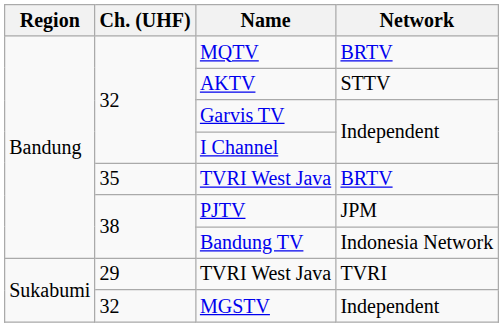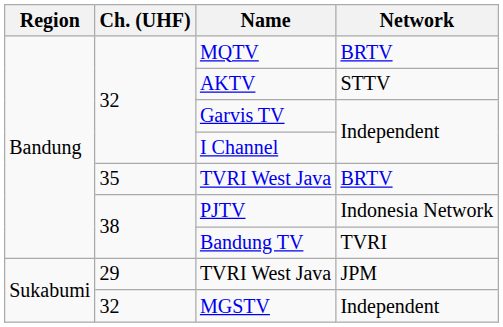(359, 210) JPM -> (417, 210) Indonesia Network
(417, 242) Indonesia Network -> (364, 242) TVRI
(364, 274) TVRI -> (359, 274) JPM
